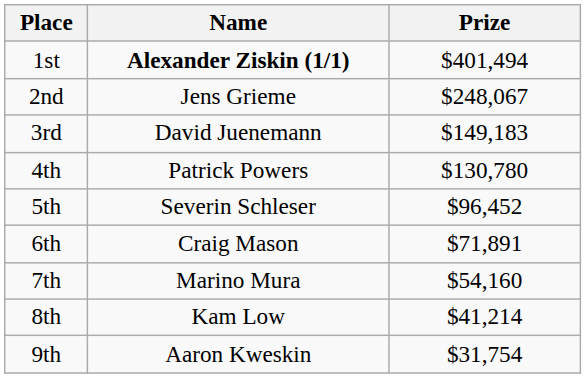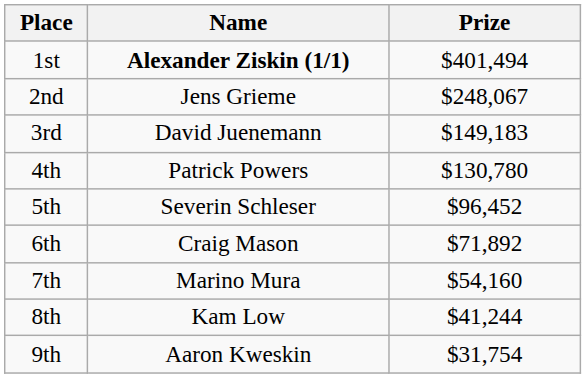(485, 243) $71,891 -> (485, 243) $71,892
(485, 317) $41,214 -> (485, 317) $41,244
